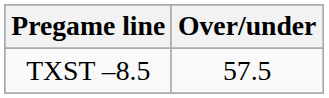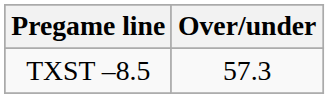(247, 70) 57.5 -> (247, 70) 57.3
